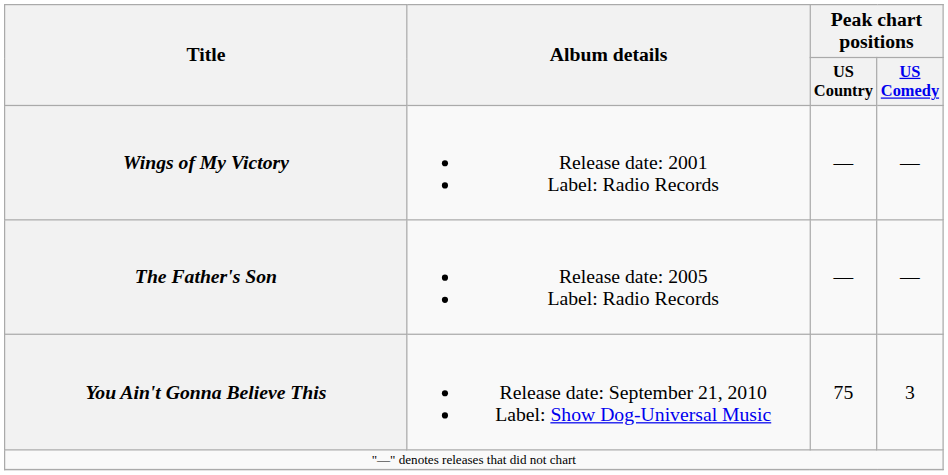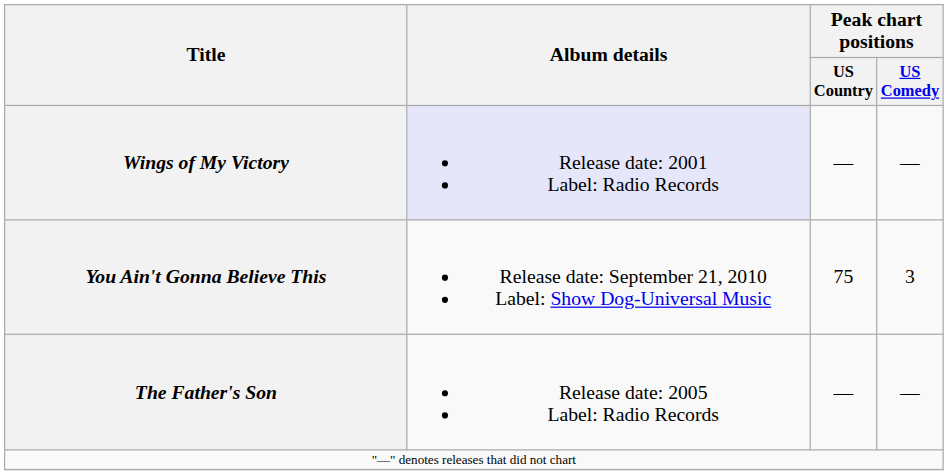(609, 174) no background -> (609, 174) lavender background
rows swapped: (206, 277) <-> (206, 392)
